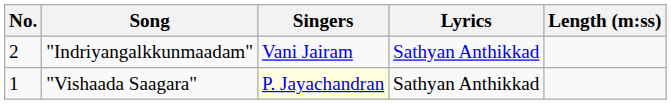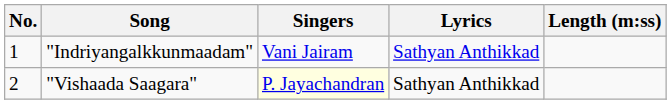(14, 52) 2 -> (14, 52) 1
(14, 83) 1 -> (14, 83) 2
